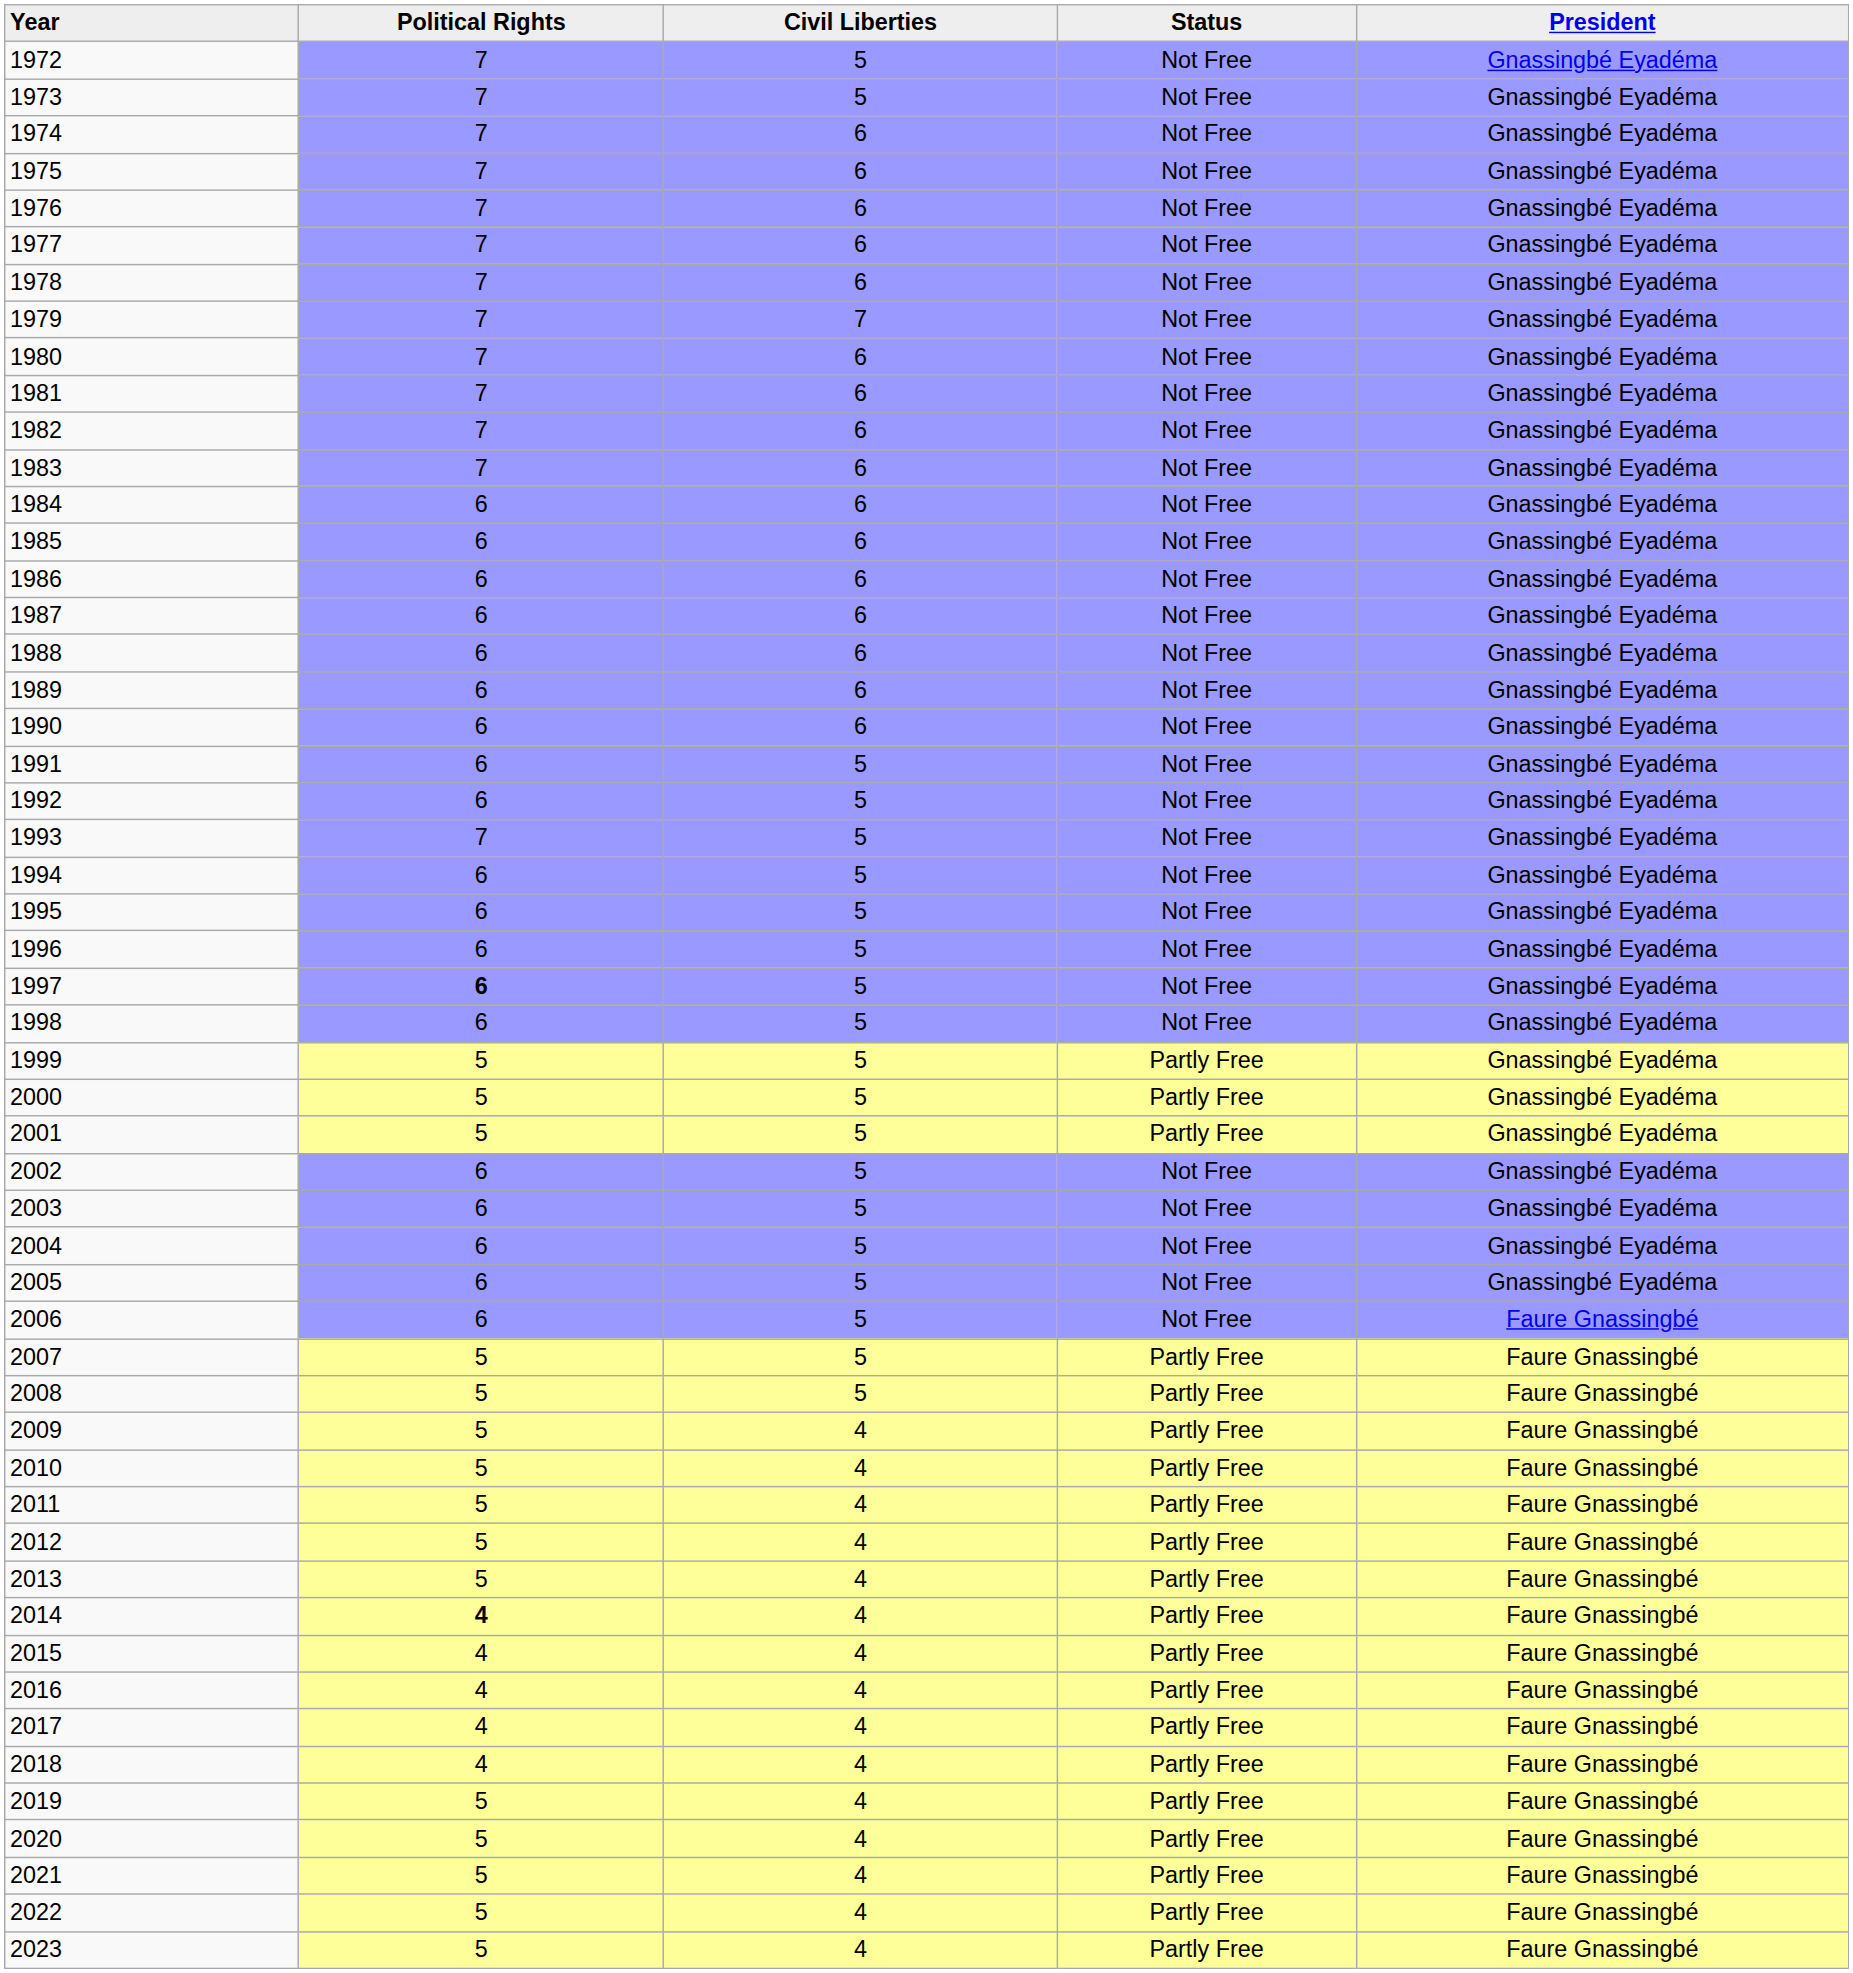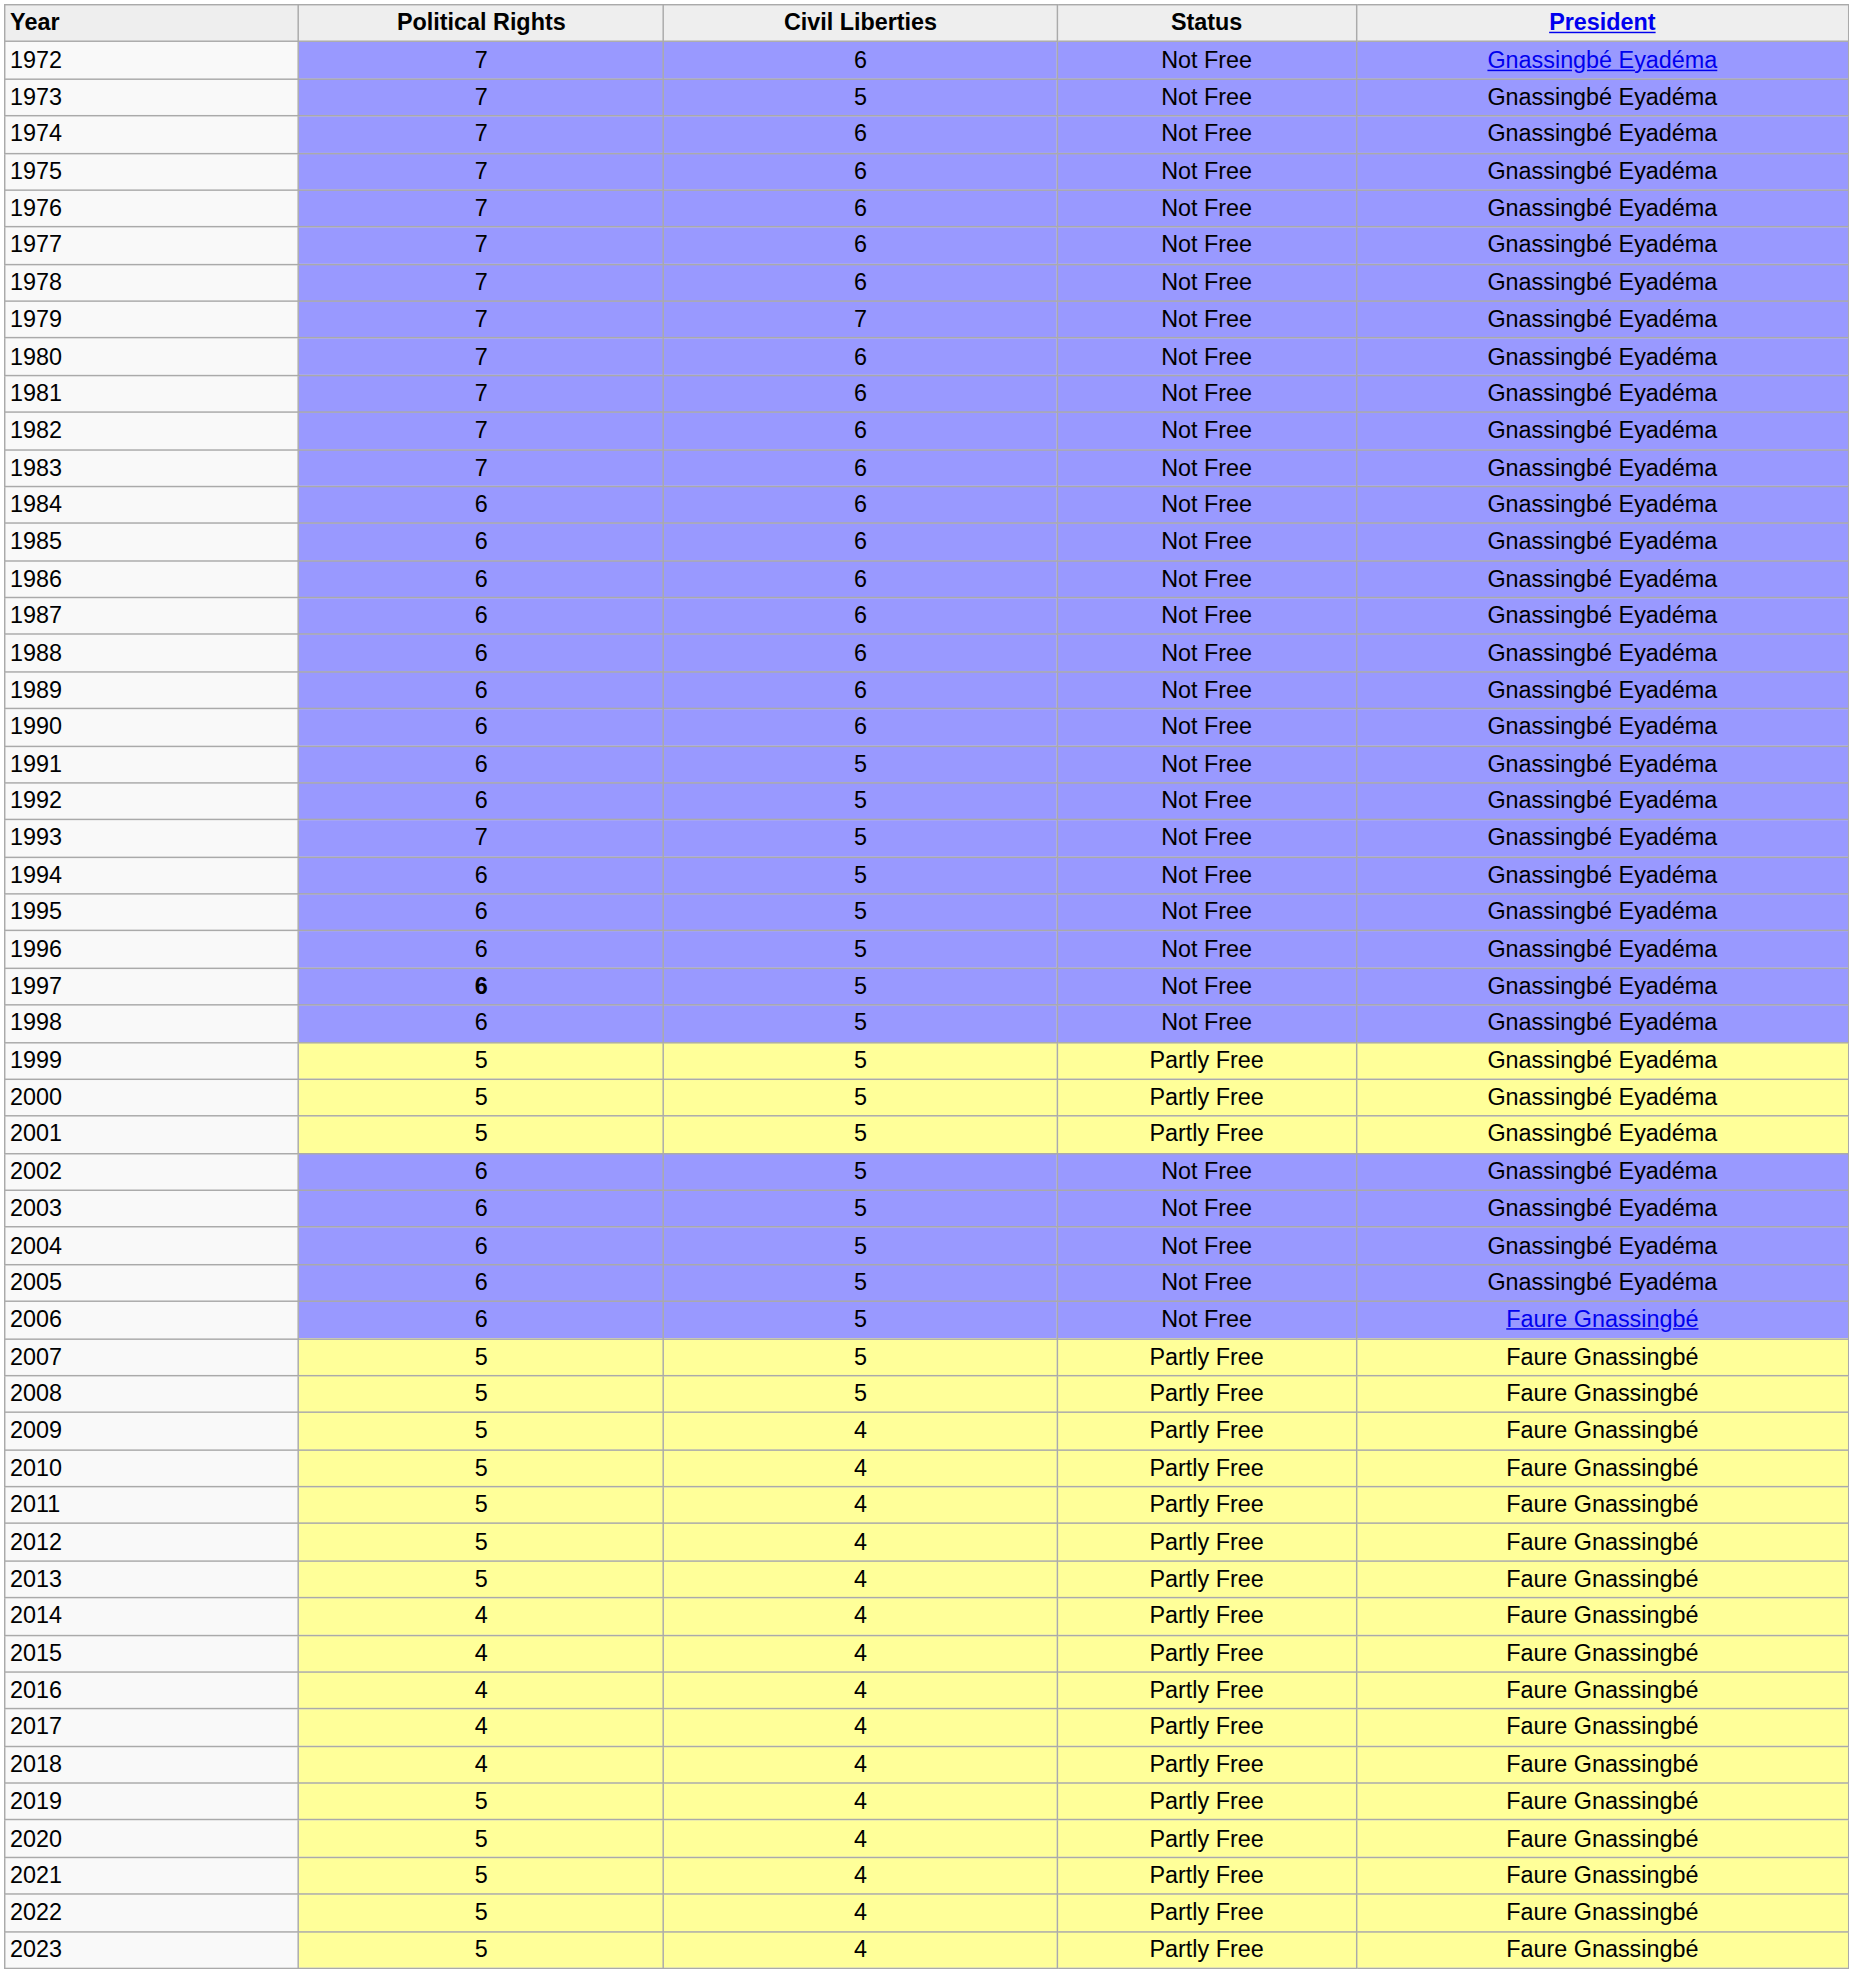(860, 60) 5 -> (860, 60) 6
(481, 1616) bold -> (481, 1616) normal
